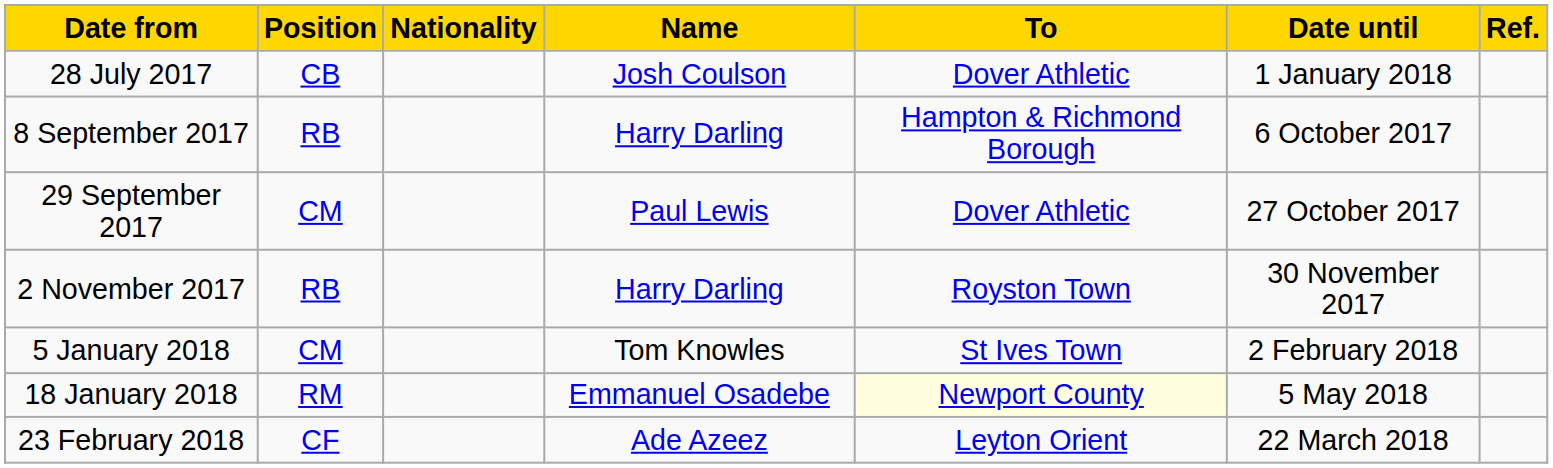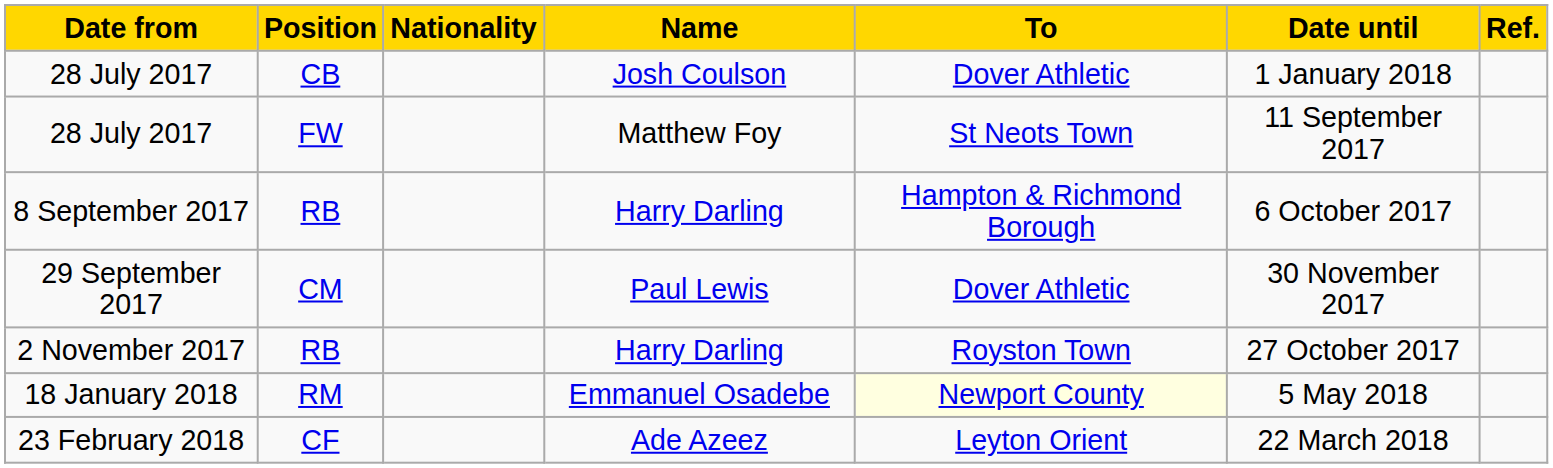+ row: (131, 134)
(1353, 212) 27 October 2017 -> (1353, 289) 30 November 2017
(1353, 289) 30 November 2017 -> (1353, 350) 27 October 2017
- row: (131, 350)
